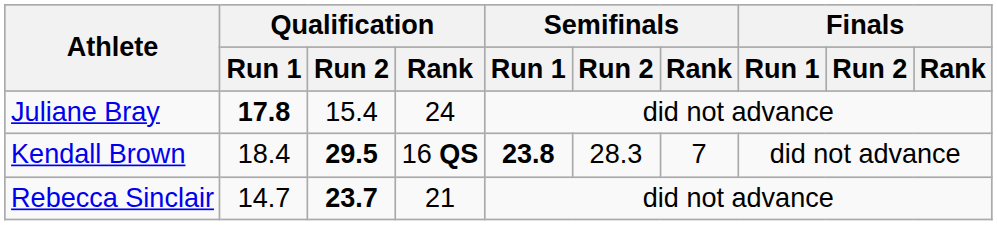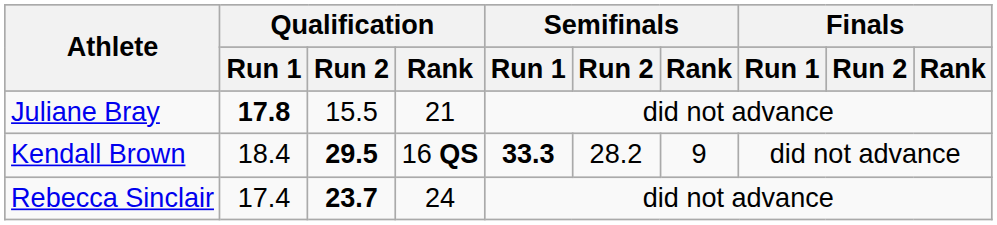(352, 111) 15.4 -> (352, 111) 15.5
(440, 111) 24 -> (440, 111) 21
(528, 154) 23.8 -> (528, 154) 33.3
(616, 154) 28.3 -> (616, 154) 28.2
(699, 154) 7 -> (699, 154) 9
(264, 197) 14.7 -> (264, 197) 17.4
(440, 197) 21 -> (440, 197) 24
